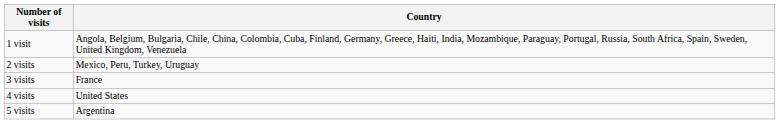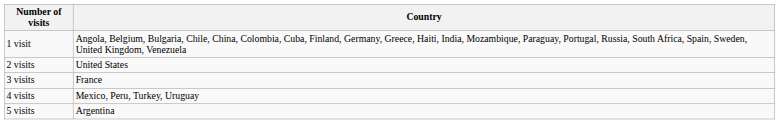(137, 65) Mexico, Peru, Turkey, Uruguay -> (102, 65) United States
(102, 96) United States -> (137, 96) Mexico, Peru, Turkey, Uruguay
